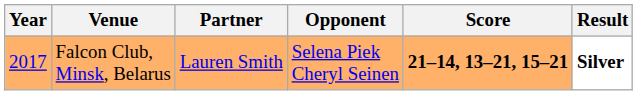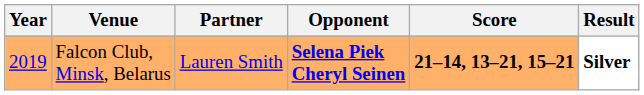(28, 62) 2017 -> (28, 62) 2019
(345, 62) normal -> (348, 62) bold
